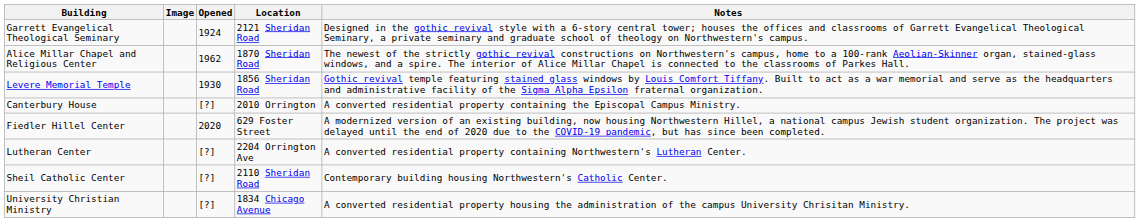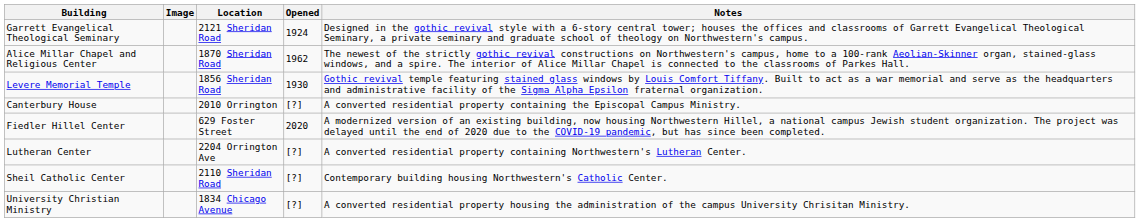columns swapped: (215, 12) <-> (278, 12)
